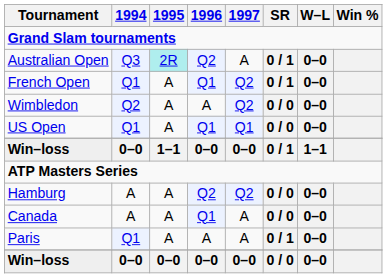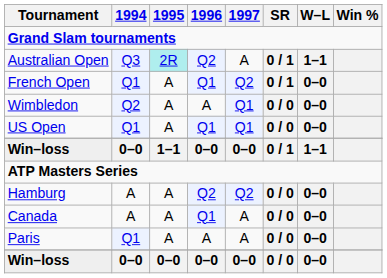(315, 60) 0–0 -> (315, 60) 1–1
(244, 104) Q2 -> (244, 104) Q1
(280, 238) 0 / 1 -> (280, 238) 0 / 0
